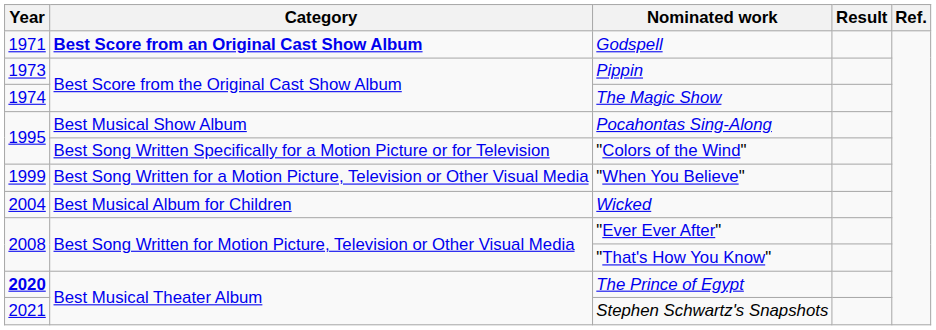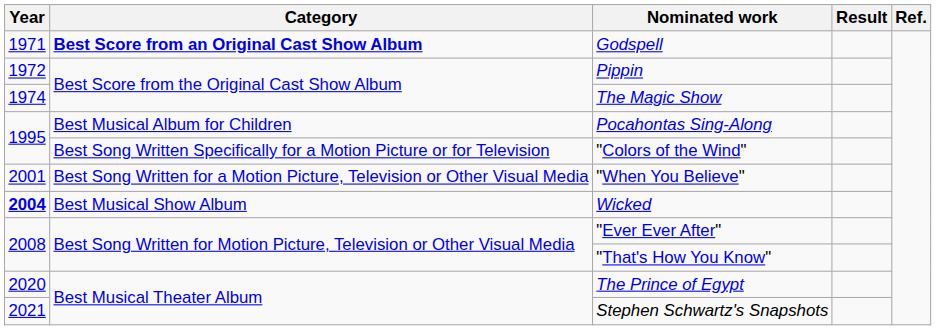(27, 71) 1973 -> (27, 71) 1972
(150, 124) Best Musical Show Album -> (173, 124) Best Musical Album for Children
(27, 177) 1999 -> (27, 177) 2001
(27, 204) normal -> (27, 204) bold
(173, 204) Best Musical Album for Children -> (150, 204) Best Musical Show Album
(27, 284) bold -> (27, 284) normal
